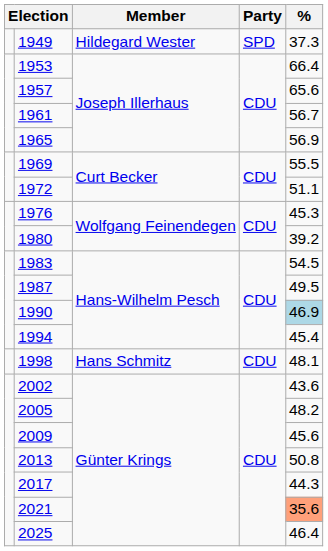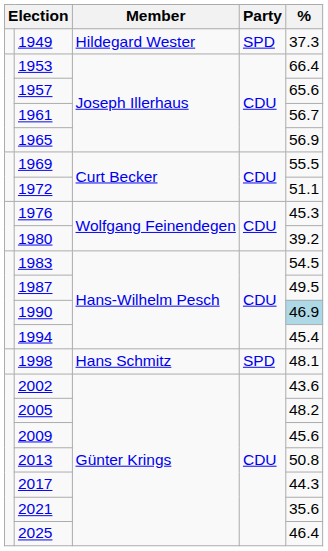(260, 361) CDU -> (259, 361) SPD
(304, 509) lightsalmon background -> (304, 509) no background
